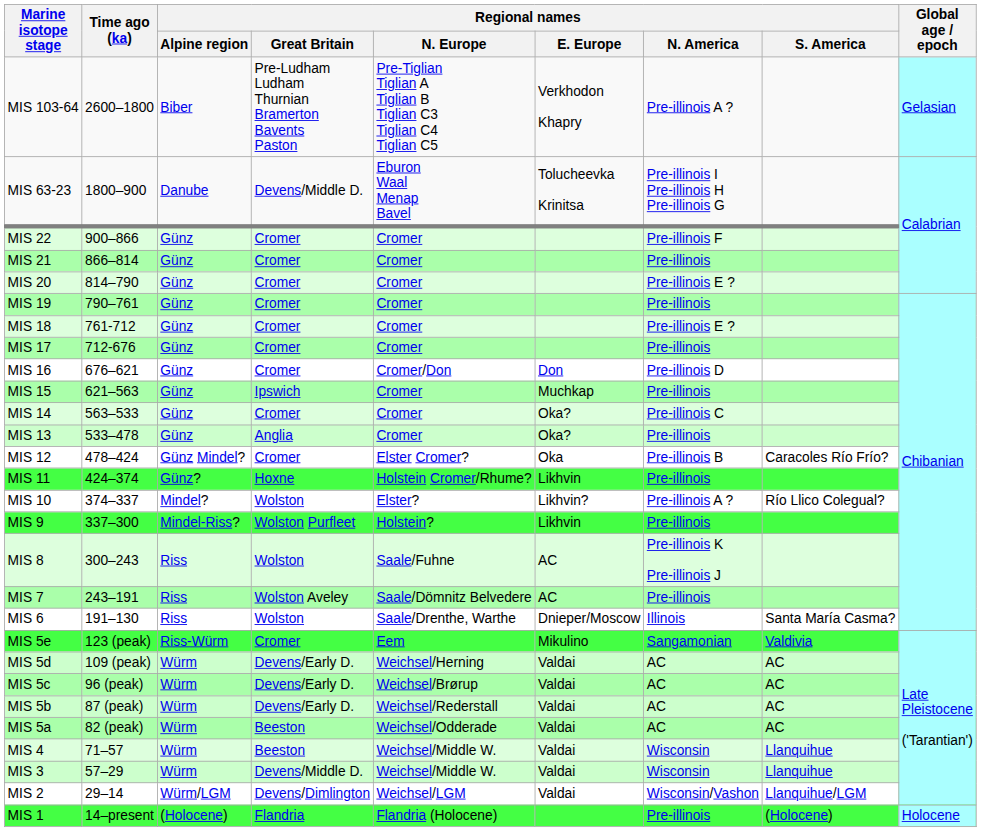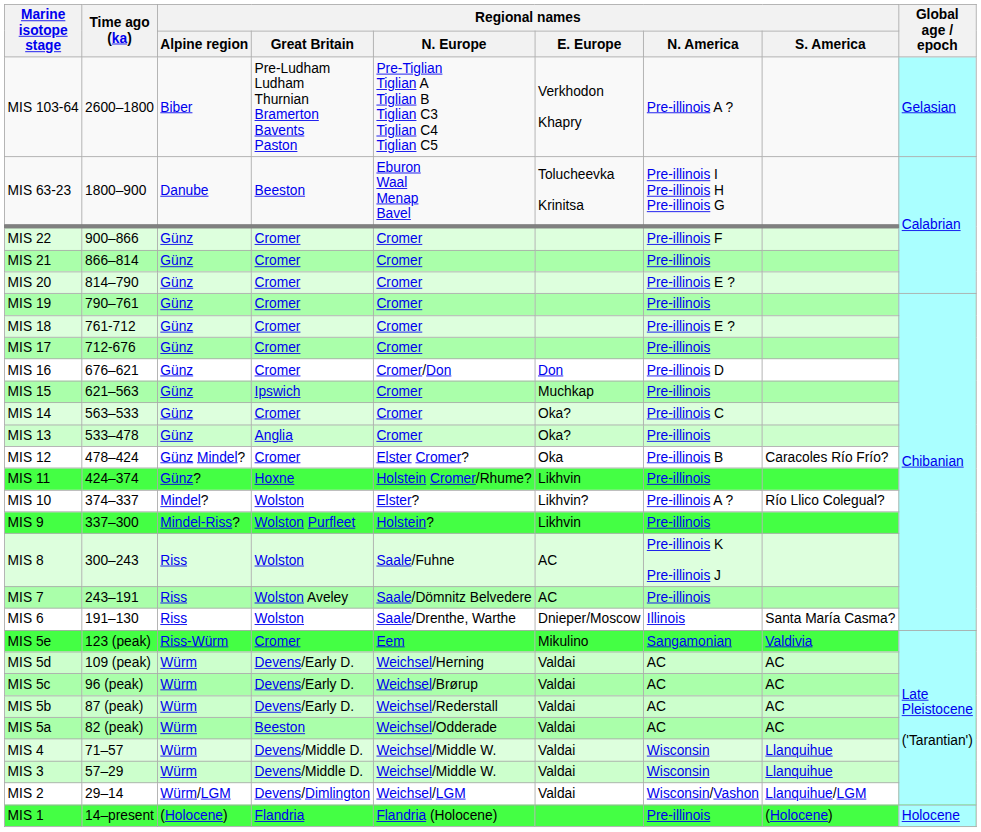(309, 190) Devens/Middle D. -> (280, 190) Beeston
(280, 750) Beeston -> (309, 750) Devens/Middle D.
